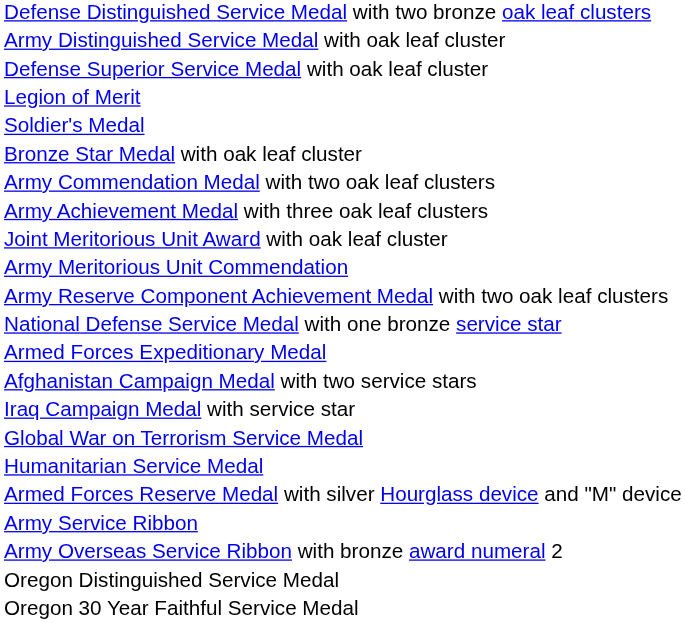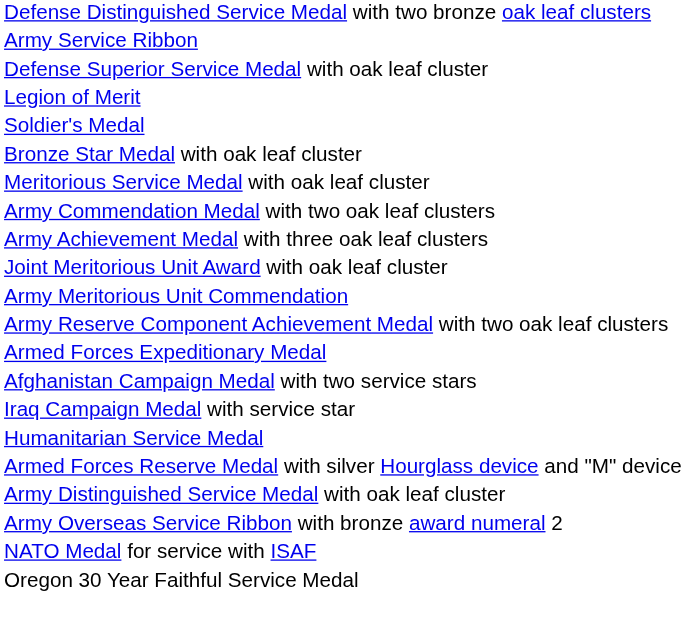rows swapped: (255, 40) <-> (101, 523)
+ row: (217, 182)
- row: (283, 324)
- row: (184, 438)
+ row: (160, 551)
- row: (172, 579)
